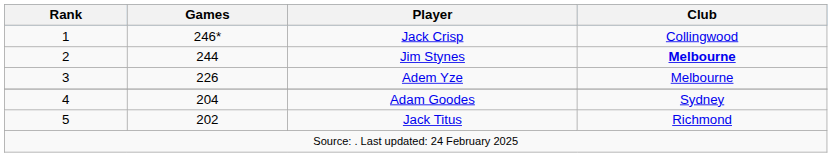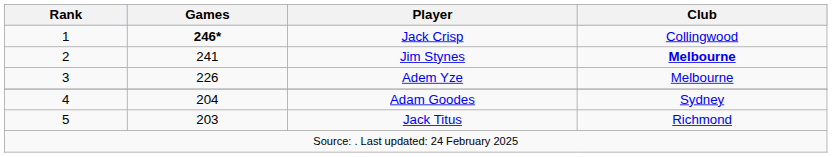(207, 36) normal -> (207, 36) bold
(207, 57) 244 -> (207, 57) 241
(207, 120) 202 -> (207, 120) 203
